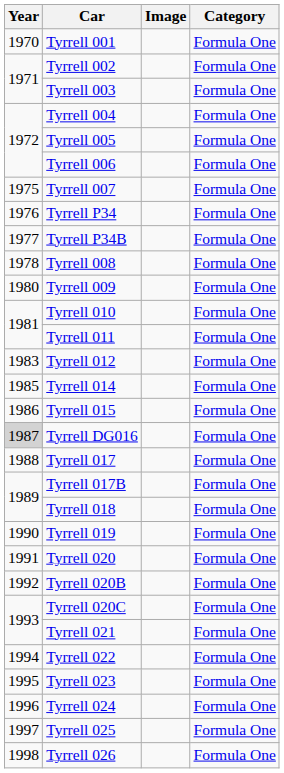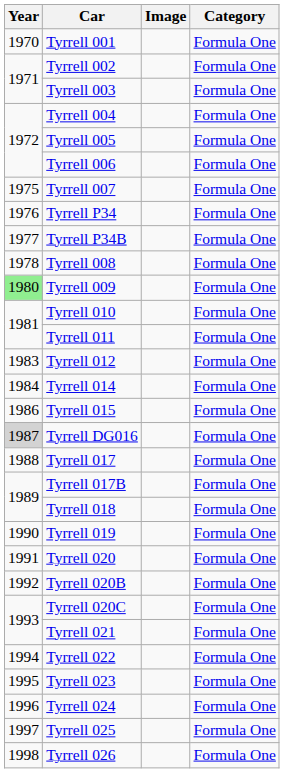(24, 287) no background -> (24, 287) lightgreen background
(24, 386) 1985 -> (24, 386) 1984
